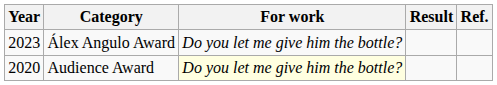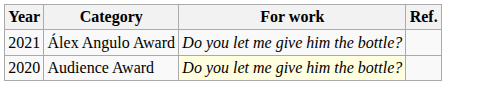- column: (431, 17)
(24, 42) 2023 -> (24, 42) 2021
